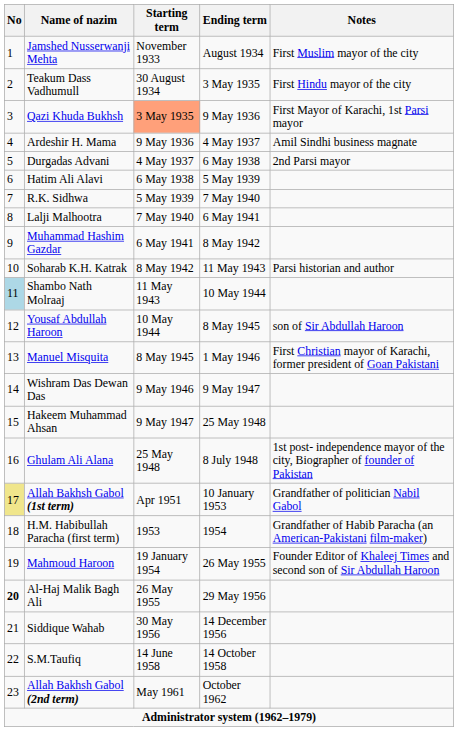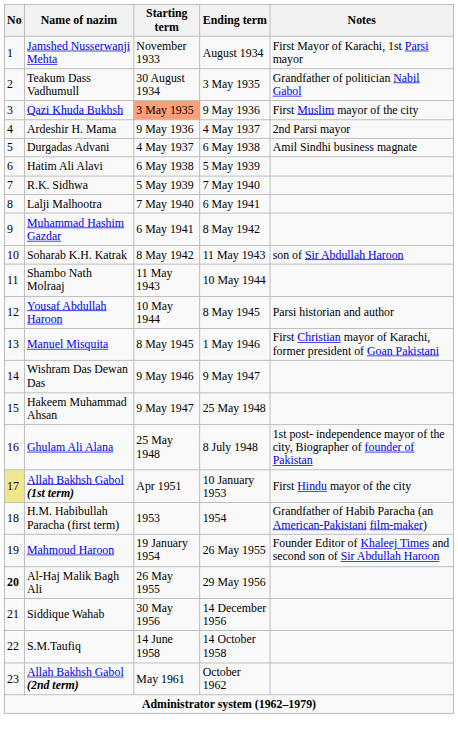(345, 52) First Muslim mayor of the city -> (351, 52) First Mayor of Karachi, 1st Parsi mayor
(342, 84) First Hindu mayor of the city -> (346, 84) Grandfather of politician Nabil Gabol
(351, 116) First Mayor of Karachi, 1st Parsi mayor -> (345, 110) First Muslim mayor of the city
(345, 142) Amil Sindhi business magnate -> (311, 128) 2nd Parsi mayor
(311, 161) 2nd Parsi mayor -> (345, 147) Amil Sindhi business magnate
(333, 268) Parsi historian and author -> (338, 254) son of Sir Abdullah Haroon
(13, 293) lightblue background -> (13, 280) no background
(338, 325) son of Sir Abdullah Haroon -> (333, 312) Parsi historian and author
(346, 499) Grandfather of politician Nabil Gabol -> (342, 486) First Hindu mayor of the city
